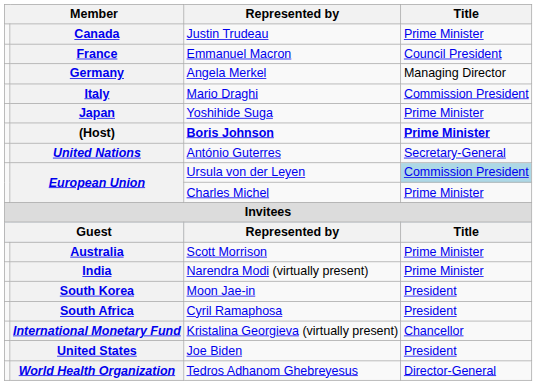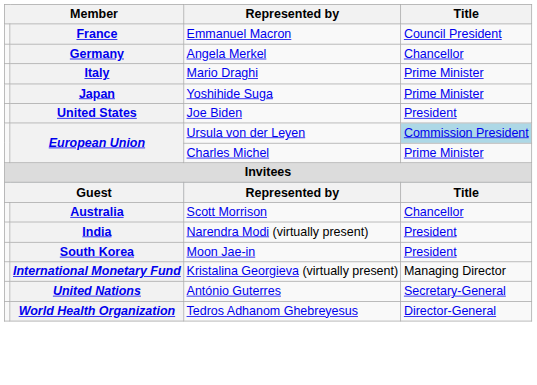- row: (97, 34)
(455, 73) Managing Director -> (434, 53) Chancellor
(466, 93) Commission President -> (444, 73) Prime Minister
- row: (97, 133)
rows swapped: (97, 350) <-> (97, 152)
(444, 251) Prime Minister -> (434, 212) Chancellor
(444, 271) Prime Minister -> (430, 232) President
- row: (97, 311)
(434, 331) Chancellor -> (455, 271) Managing Director
